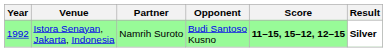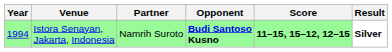(18, 34) 1992 -> (18, 34) 1994
(217, 34) normal -> (220, 34) bold
